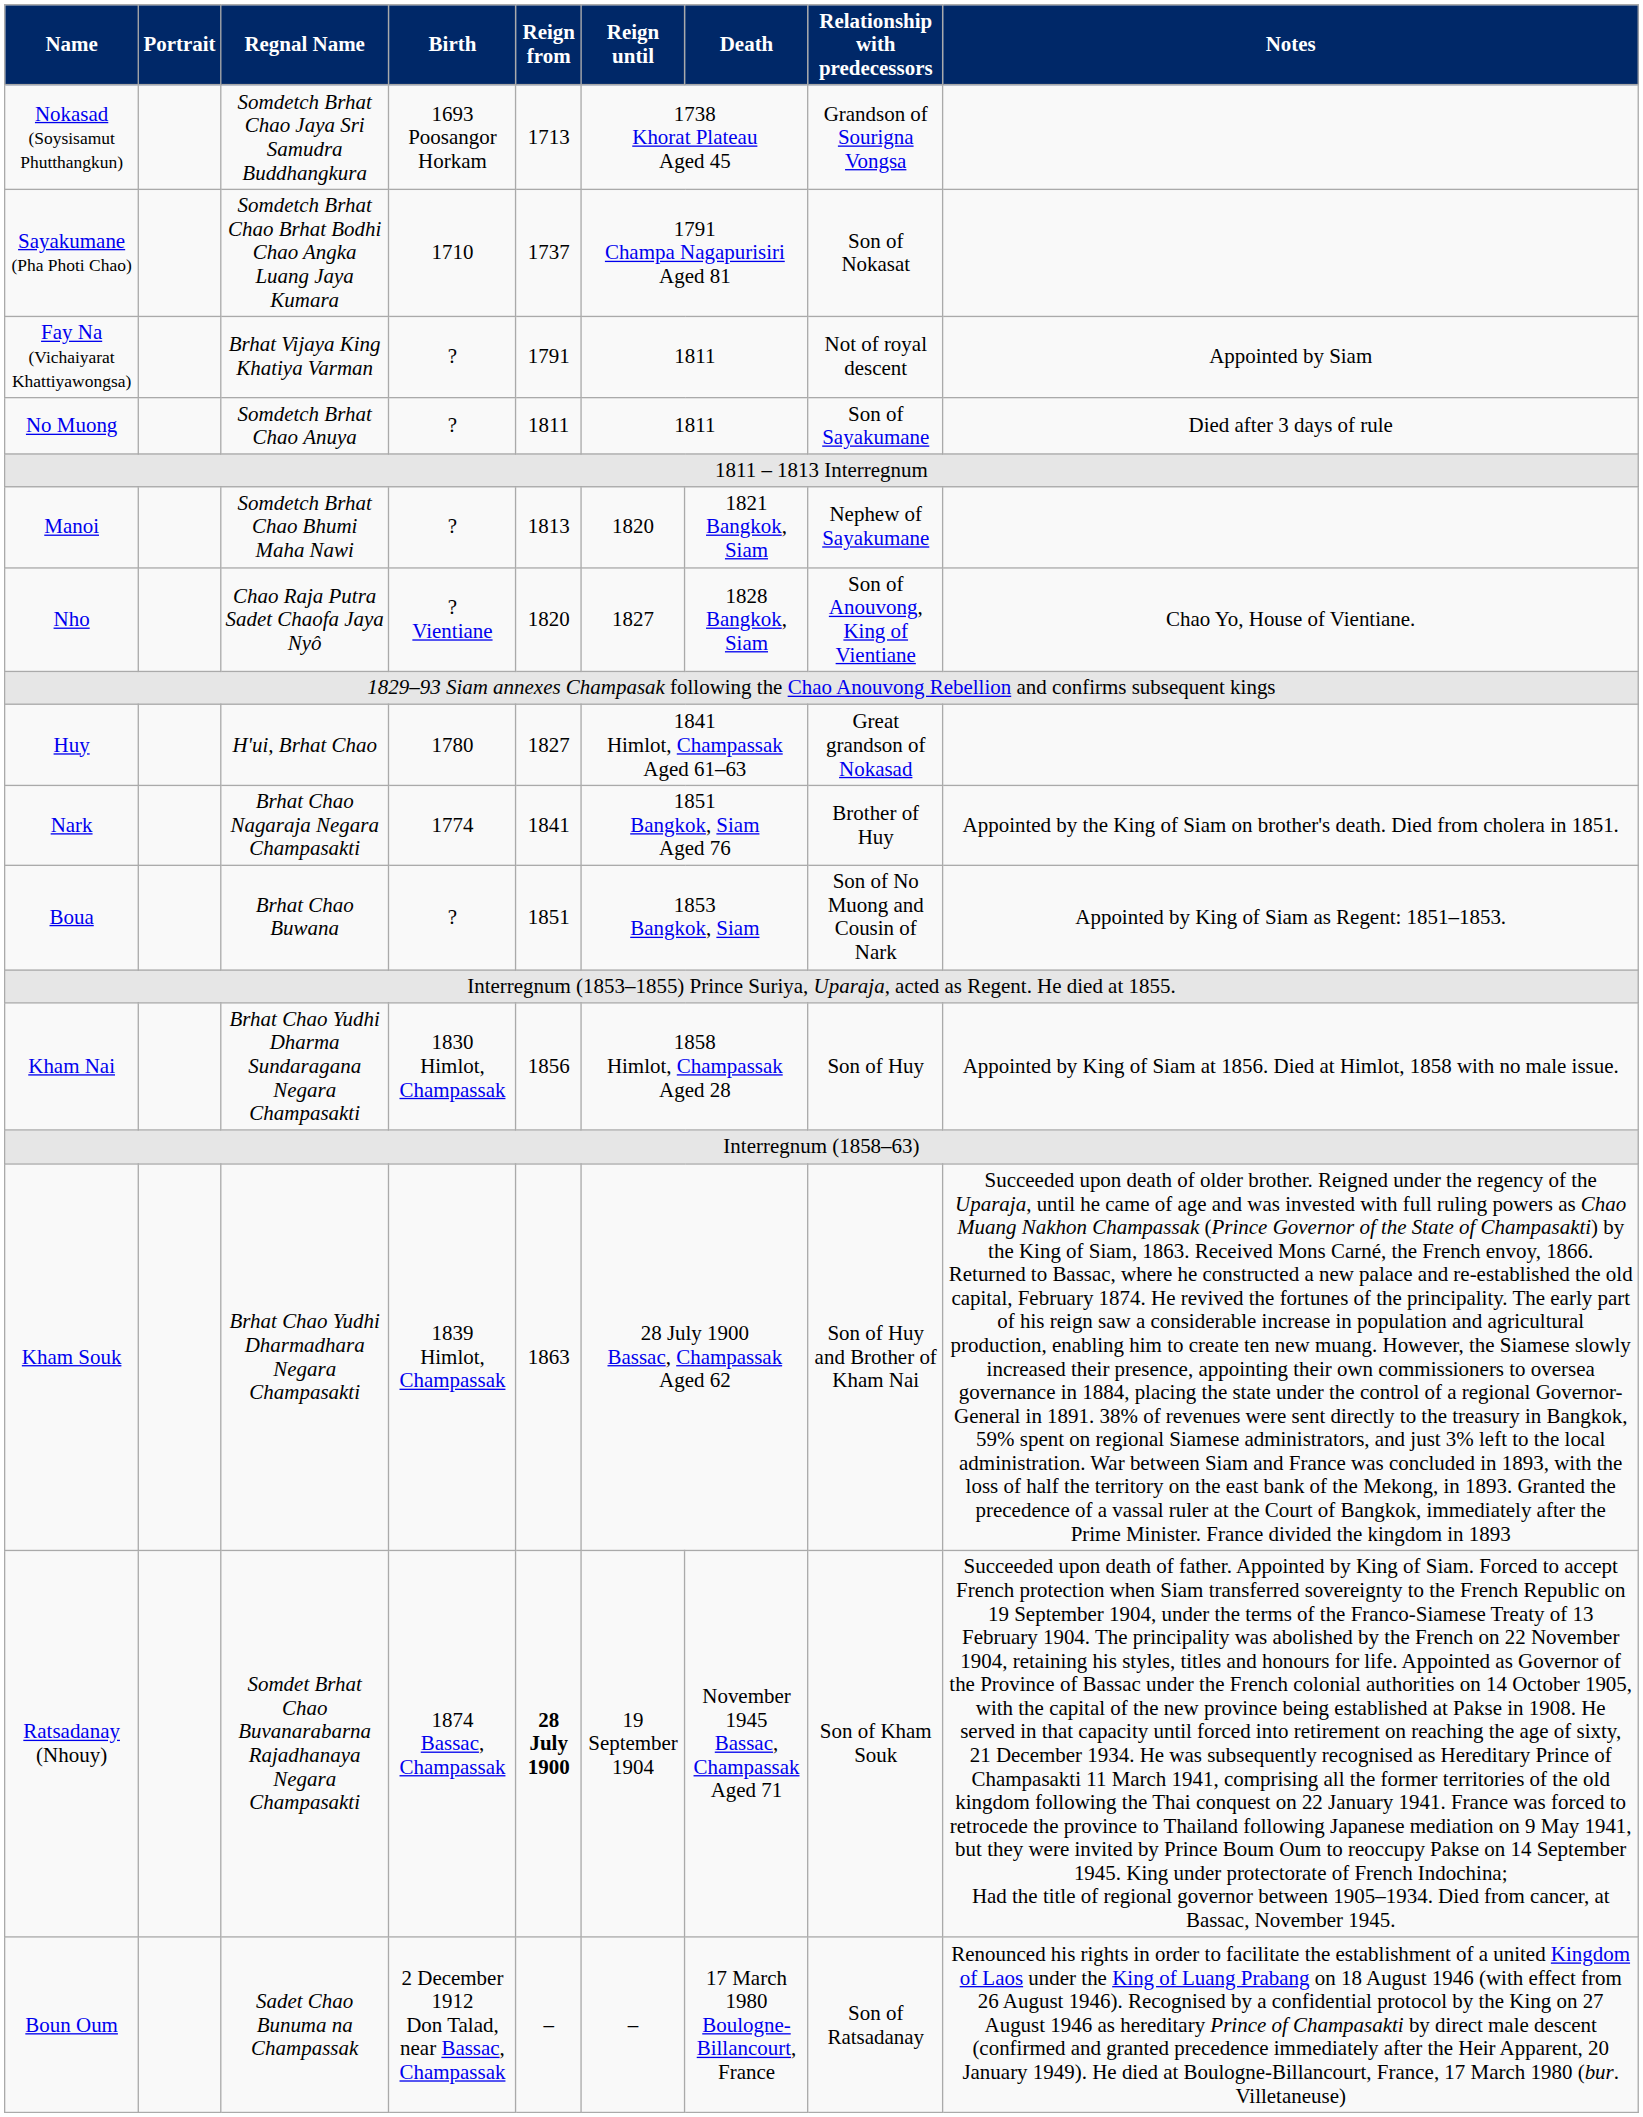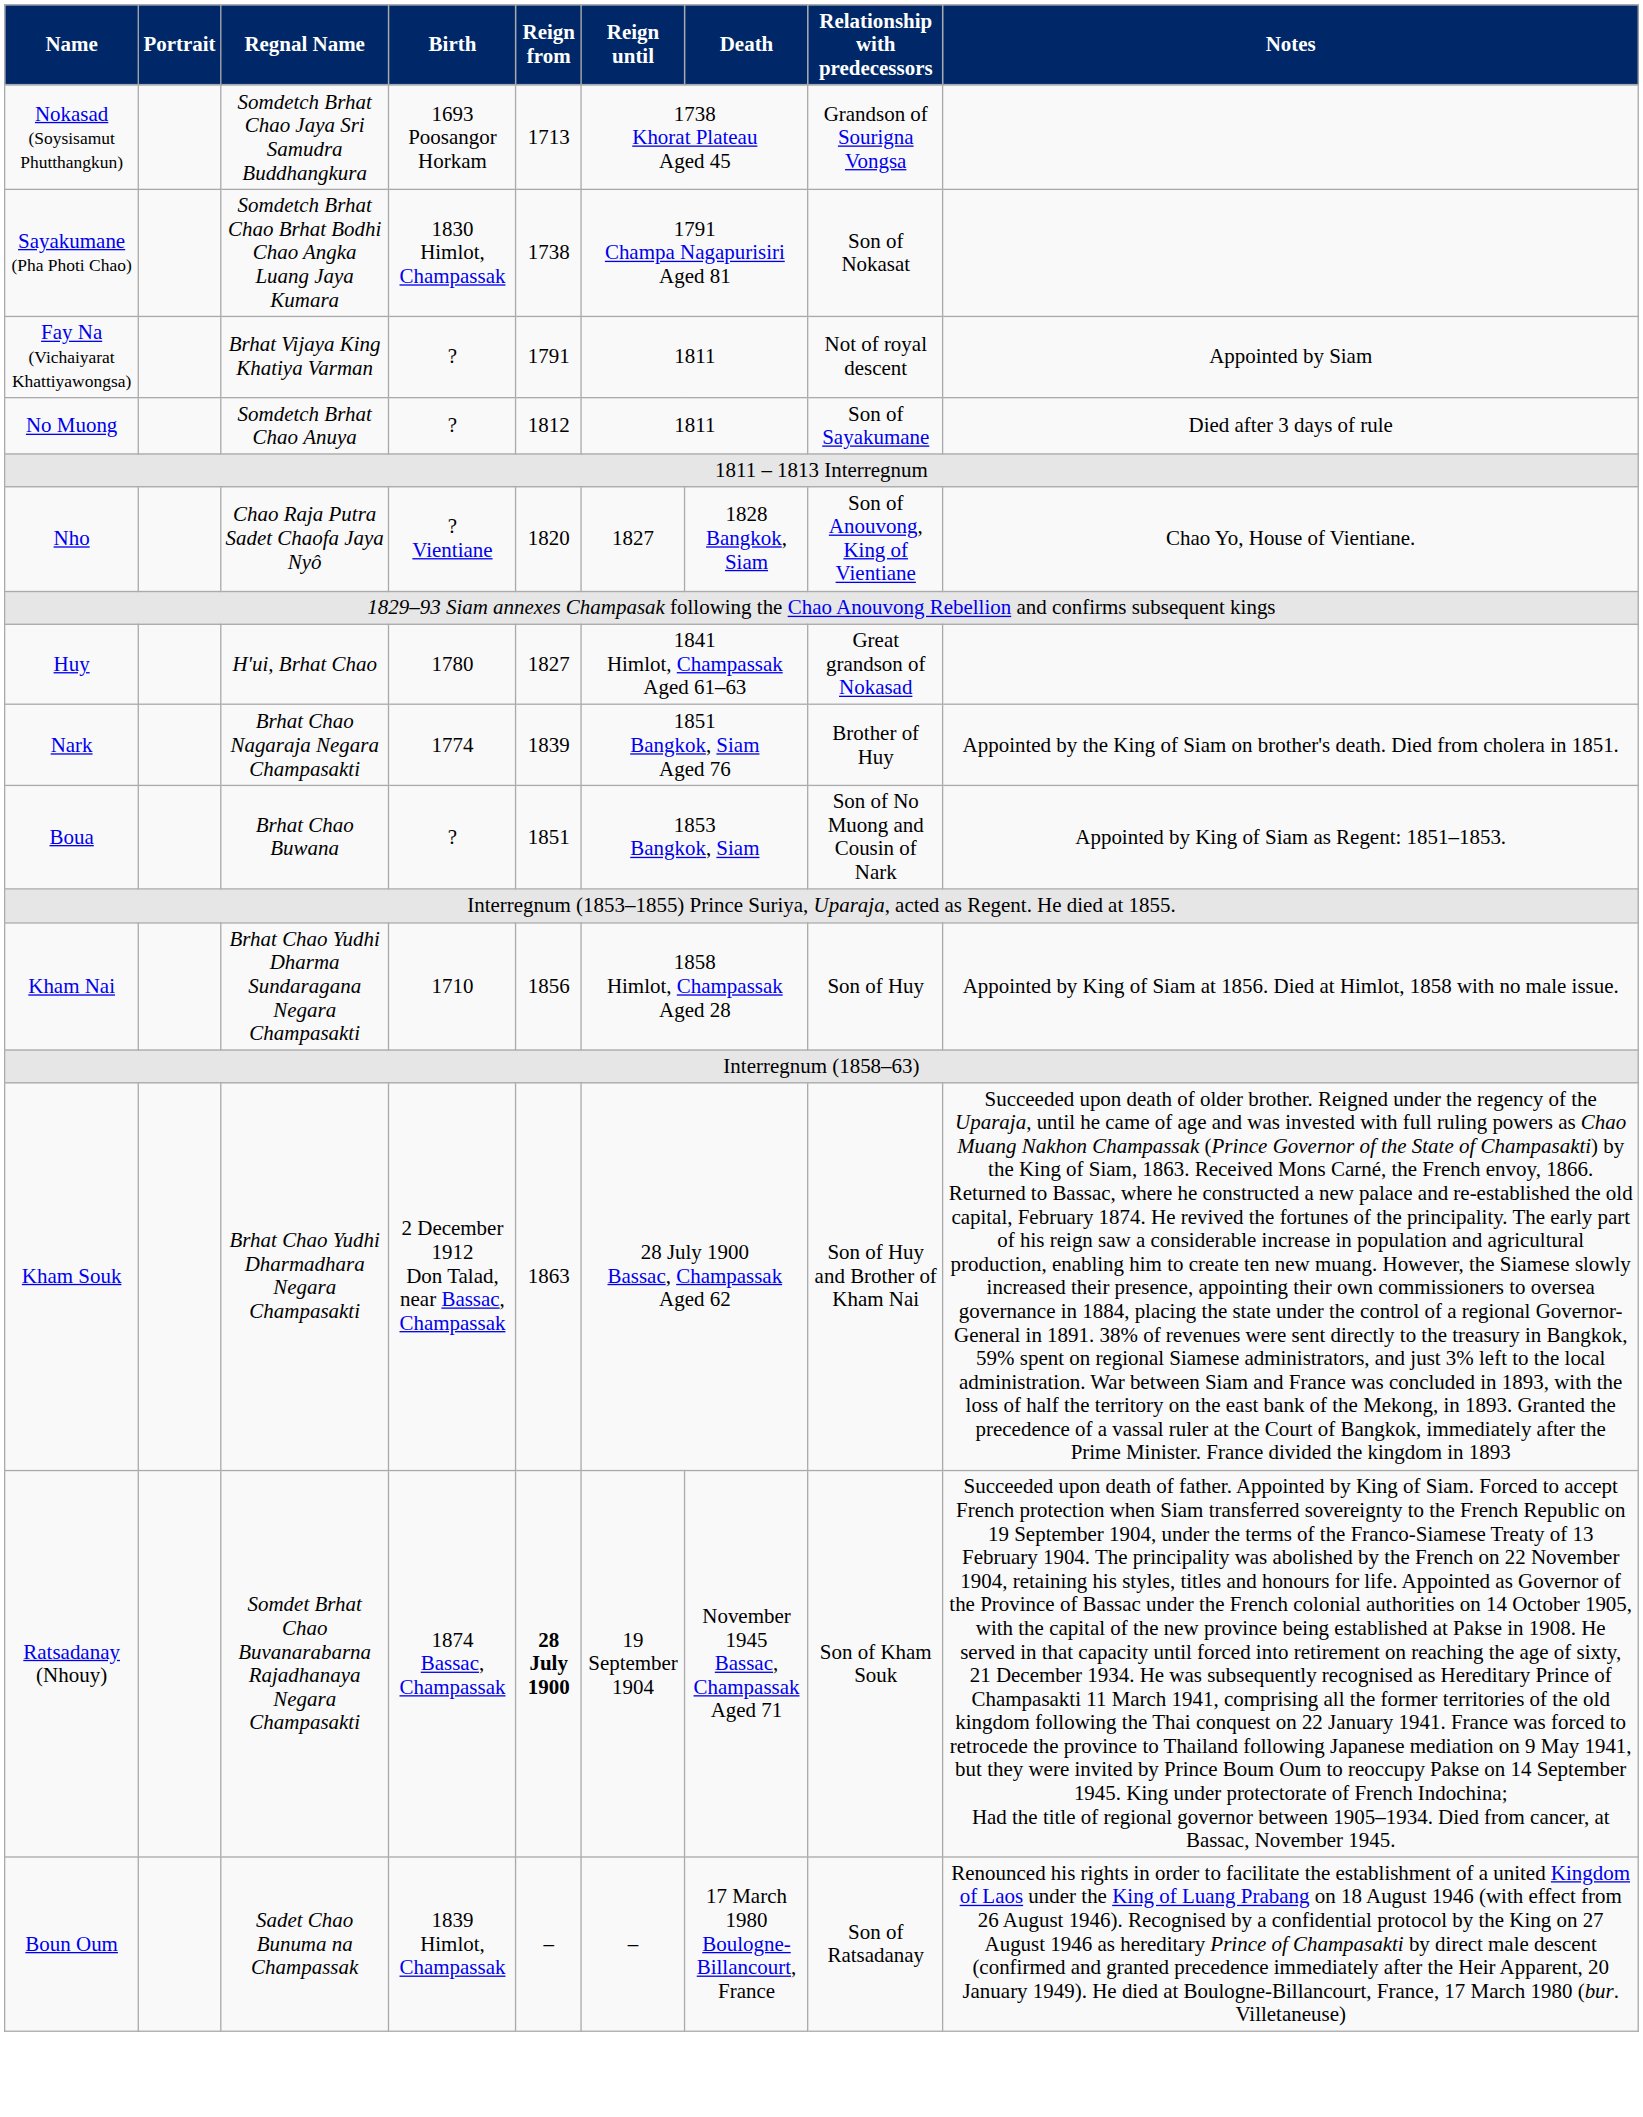(452, 252) 1710 -> (452, 252) 1830 Himlot, Champassak
(549, 252) 1737 -> (549, 252) 1738
(549, 425) 1811 -> (549, 425) 1812
- row: (72, 527)
(549, 825) 1841 -> (549, 744) 1839
(452, 1066) 1830 Himlot, Champassak -> (452, 985) 1710
(452, 1356) 1839 Himlot, Champassak -> (452, 1276) 2 December 1912 Don Talad, near Bassac, Champassak
(452, 2024) 2 December 1912 Don Talad, near Bassac, Champassak -> (452, 1944) 1839 Himlot, Champassak
